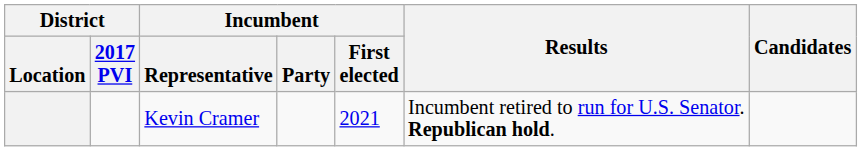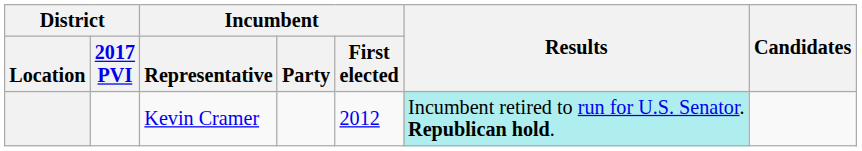(360, 118) 2021 -> (360, 118) 2012
(576, 118) no background -> (576, 118) paleturquoise background
